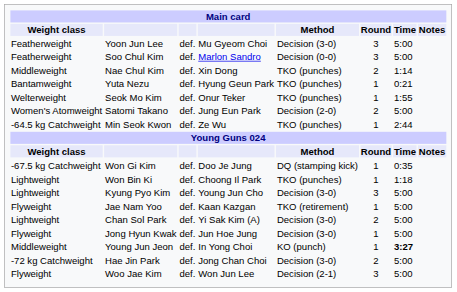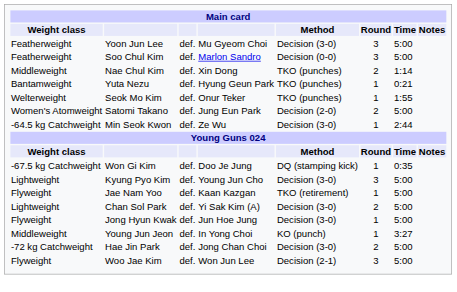(309, 124) TKO (punches) -> (307, 124) Decision (3-0)
- row: (129, 180)
(403, 247) bold -> (403, 234) normal
